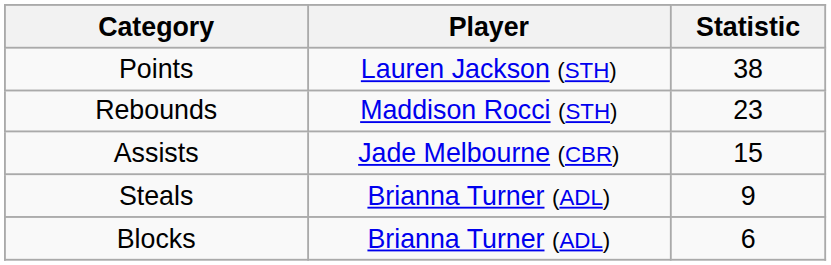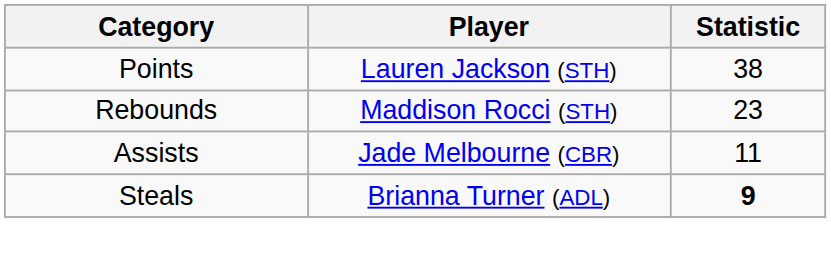(748, 153) 15 -> (748, 153) 11
(748, 196) normal -> (748, 196) bold
- row: (156, 238)
